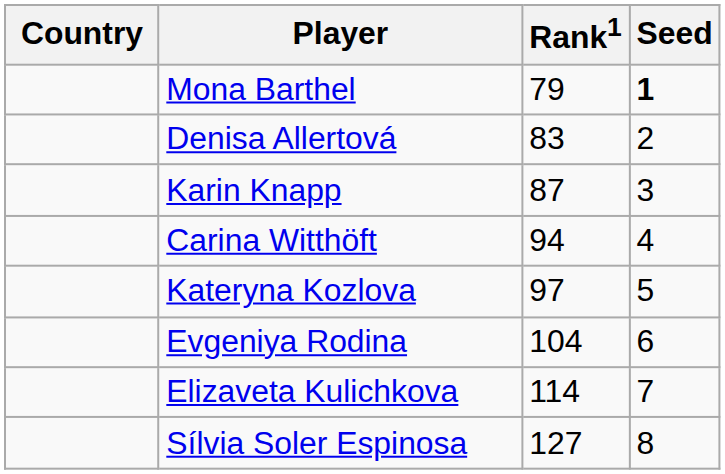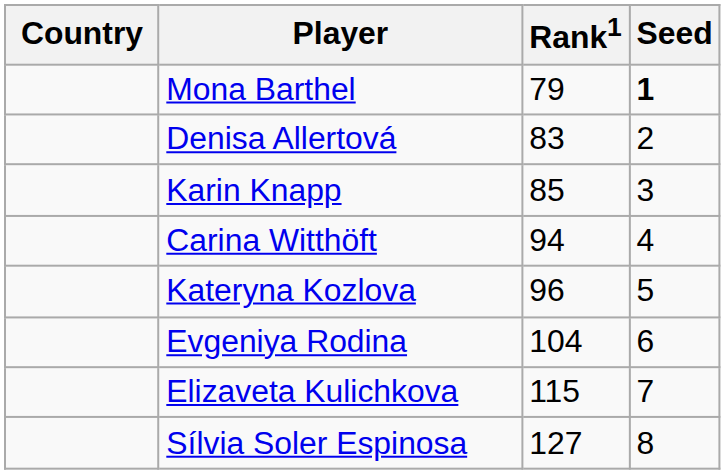(547, 189) 87 -> (547, 189) 85
(547, 290) 97 -> (547, 290) 96
(555, 391) 114 -> (555, 391) 115
